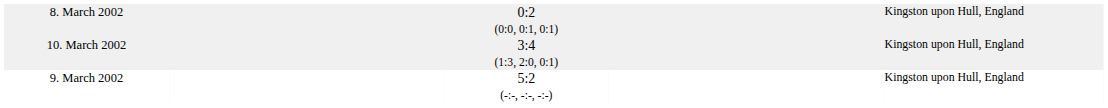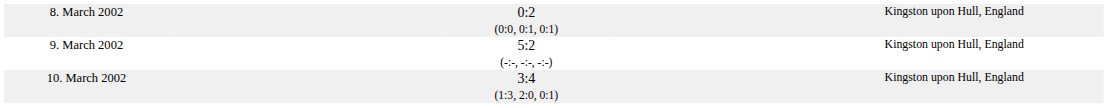rows swapped: (86, 78) <-> (86, 45)
